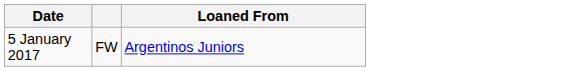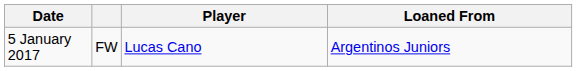+ column: (224, 16)
